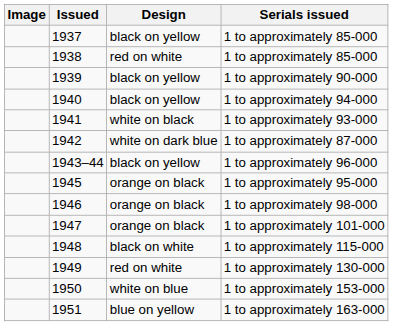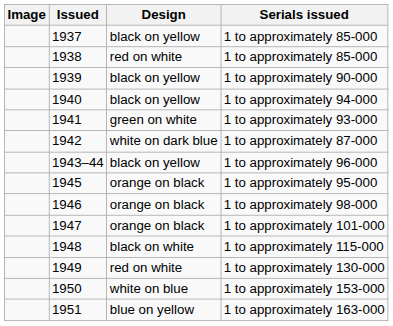(152, 120) white on black -> (153, 120) green on white
